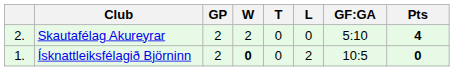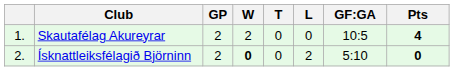(20, 35) 2. -> (20, 35) 1.
(355, 35) 5:10 -> (355, 35) 10:5
(20, 55) 1. -> (20, 55) 2.
(355, 55) 10:5 -> (355, 55) 5:10
